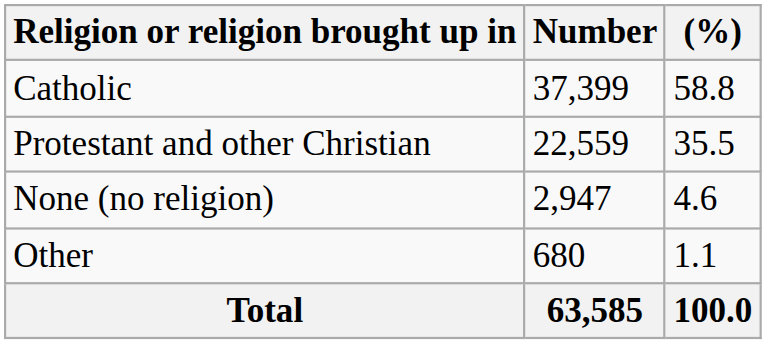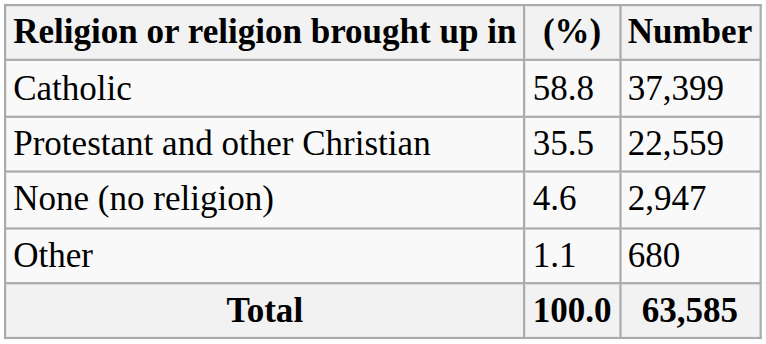columns swapped: (595, 32) <-> (713, 32)
